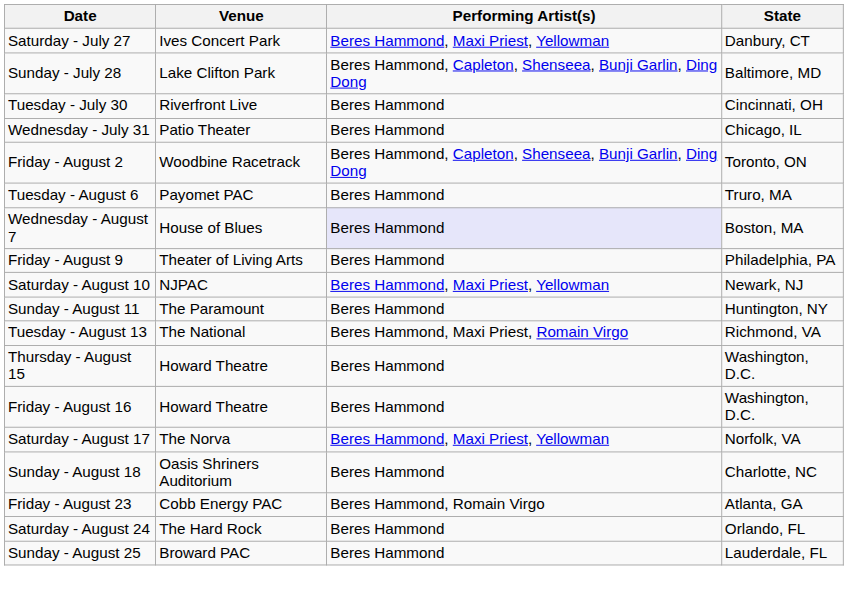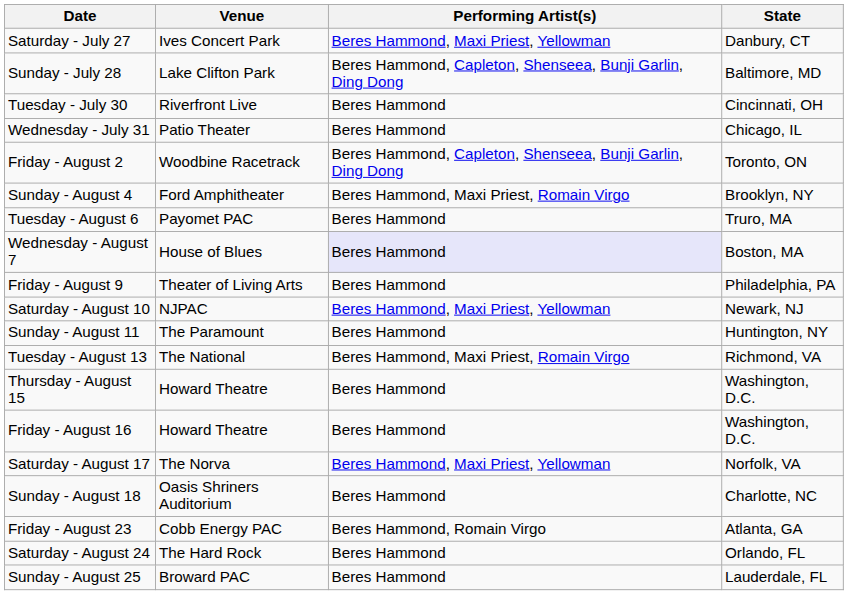+ row: (70, 195)
